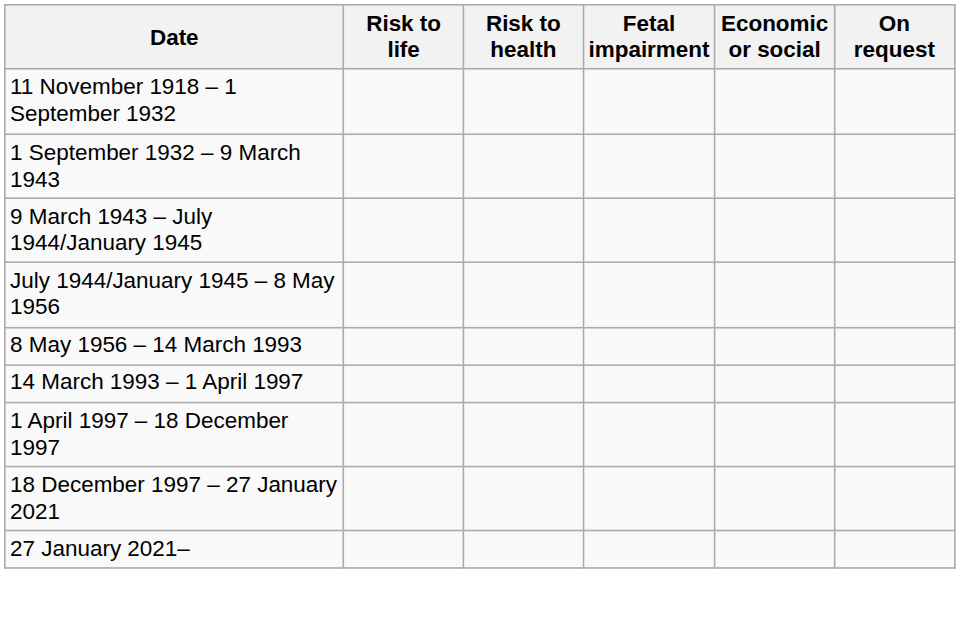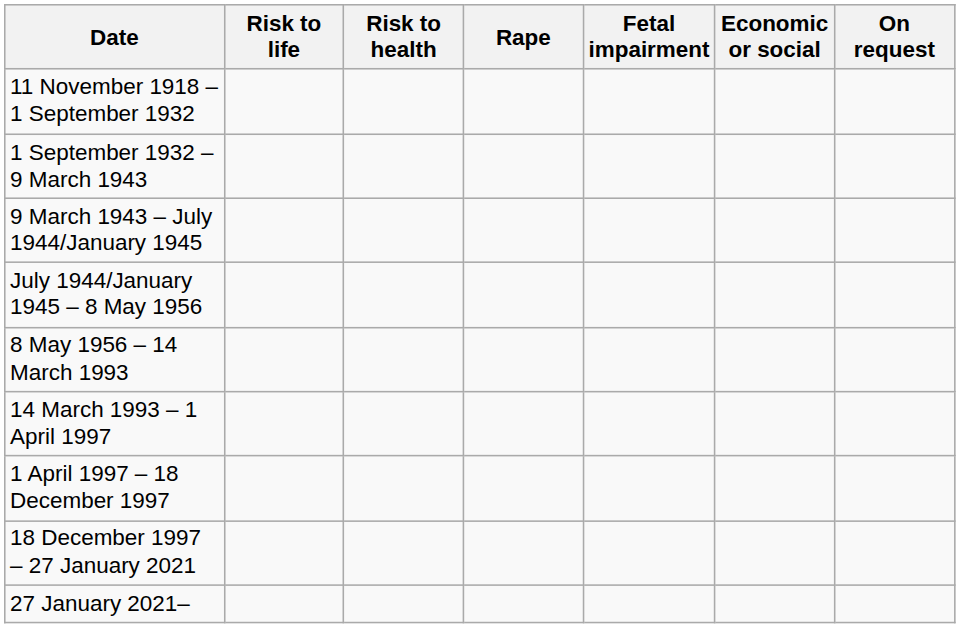+ column: (523, 36)
